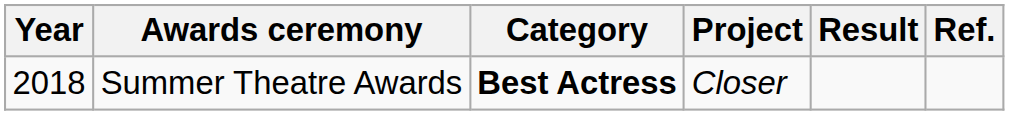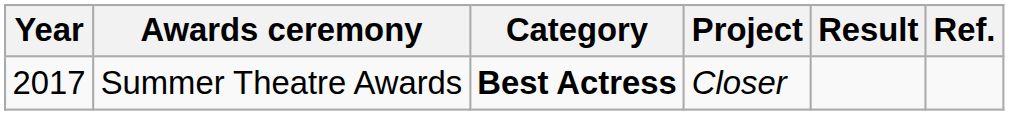(49, 82) 2018 -> (49, 82) 2017
